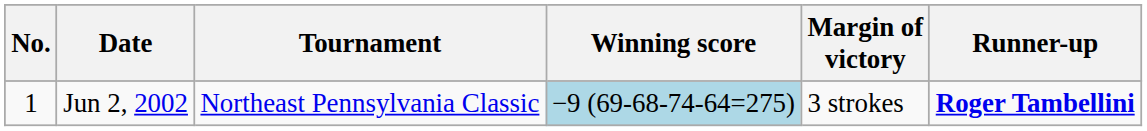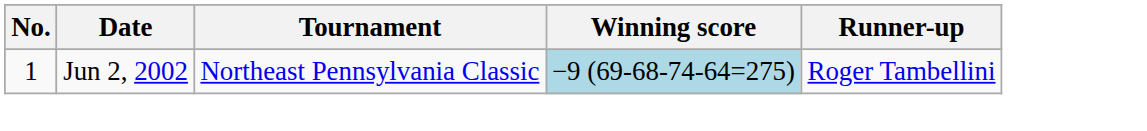- column: (865, 42)
(1035, 103) bold -> (902, 71) normal
